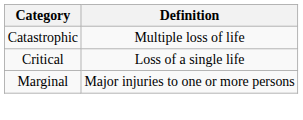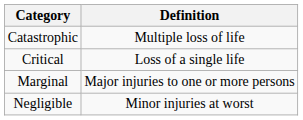+ row: (43, 103)
